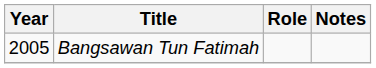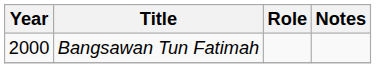(29, 47) 2005 -> (29, 47) 2000
